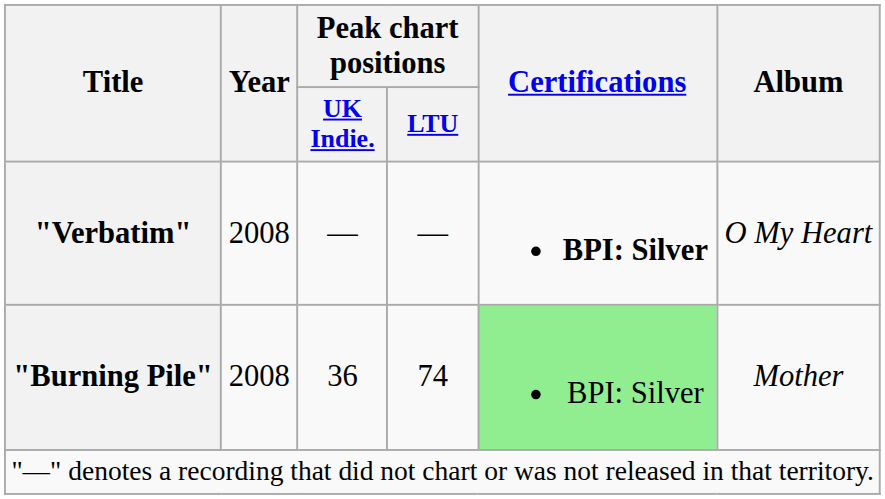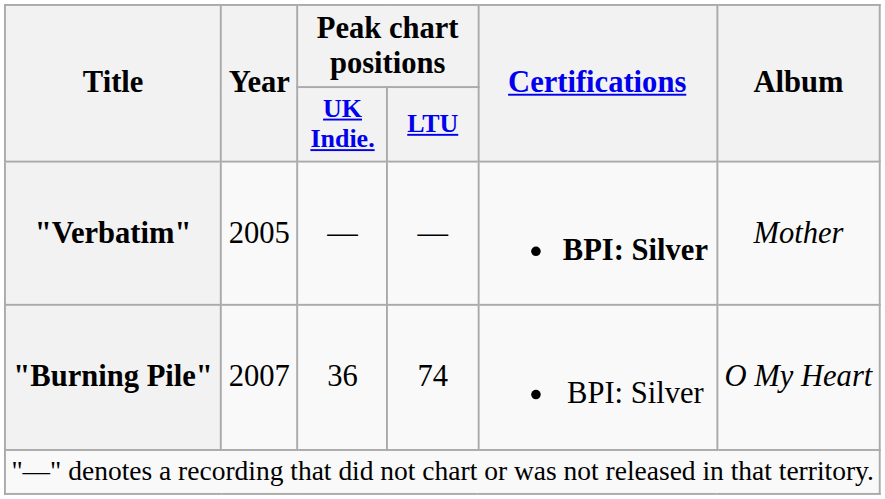(259, 232) 2008 -> (259, 232) 2005
(798, 232) O My Heart -> (798, 232) Mother
(259, 376) 2008 -> (259, 376) 2007
(597, 394) lightgreen background -> (597, 394) no background
(798, 376) Mother -> (798, 376) O My Heart
